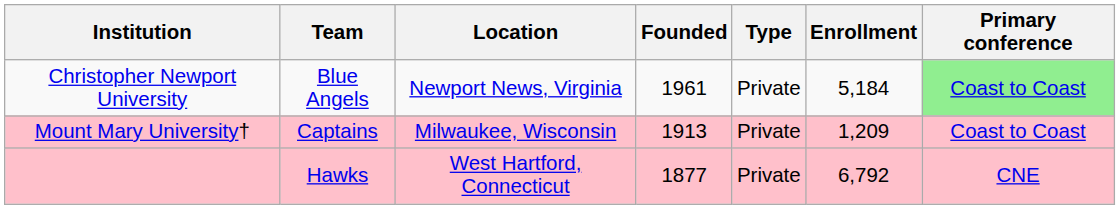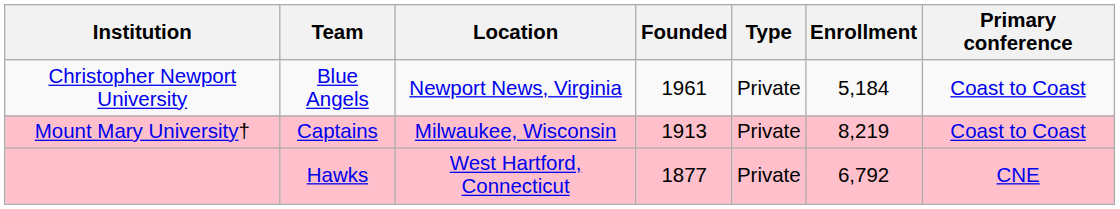(1018, 87) lightgreen background -> (1018, 87) no background
(864, 131) 1,209 -> (864, 131) 8,219
